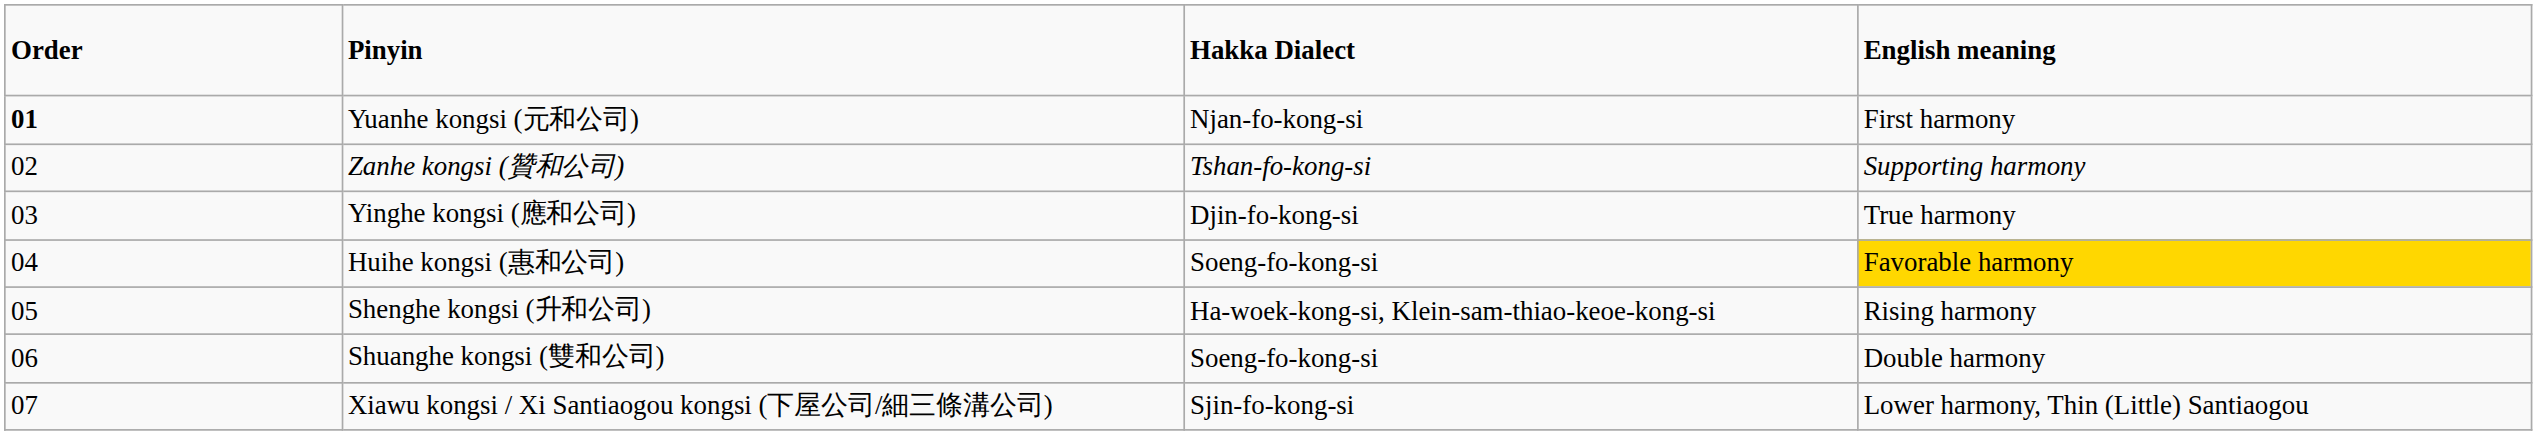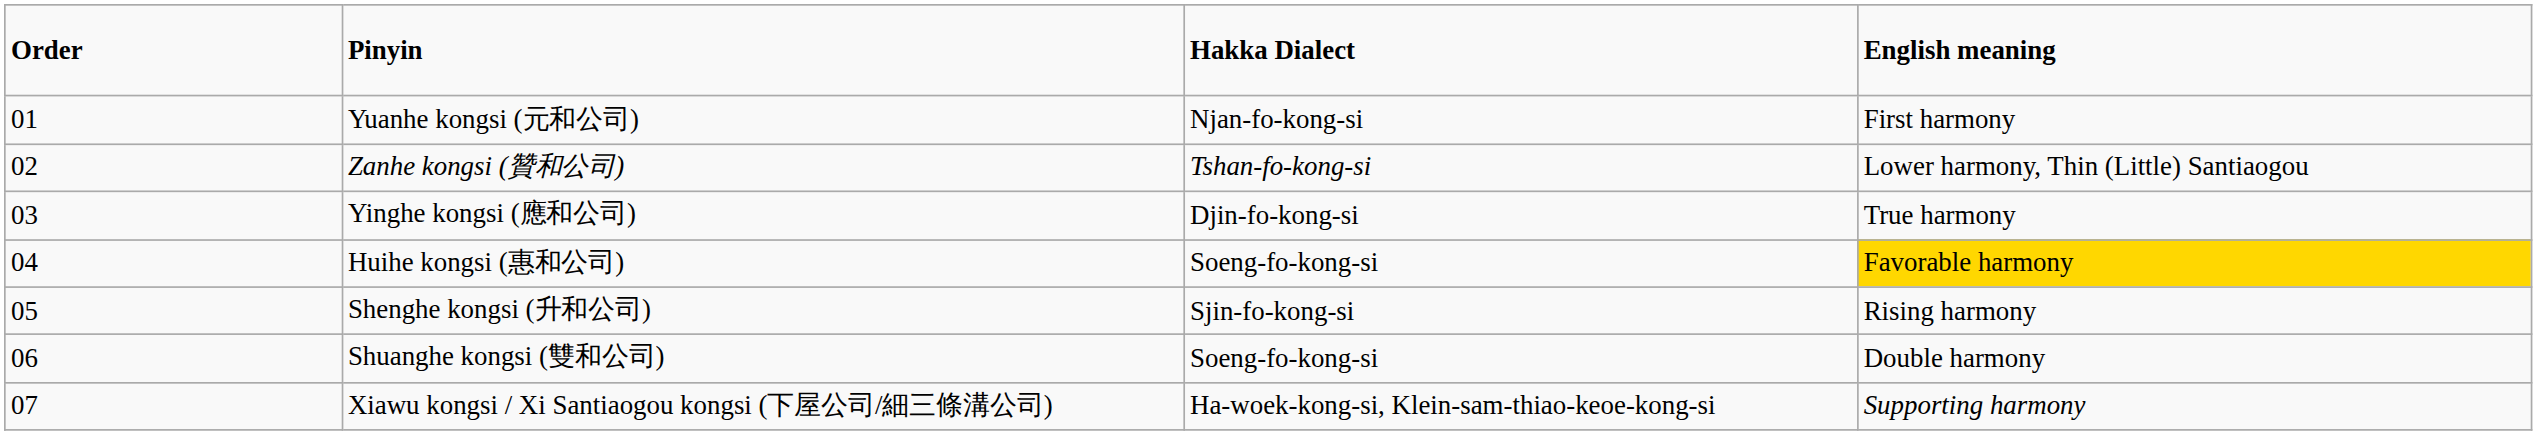(24, 119) bold -> (24, 119) normal
(1975, 167) Supporting harmony -> (2086, 167) Lower harmony, Thin (Little) Santiaogou
(1453, 310) Ha-woek-kong-si, Klein-sam-thiao-keoe-kong-si -> (1272, 310) Sjin-fo-kong-si
(1272, 405) Sjin-fo-kong-si -> (1453, 405) Ha-woek-kong-si, Klein-sam-thiao-keoe-kong-si
(2086, 405) Lower harmony, Thin (Little) Santiaogou -> (1975, 405) Supporting harmony
